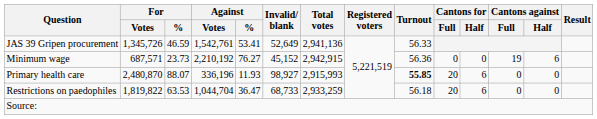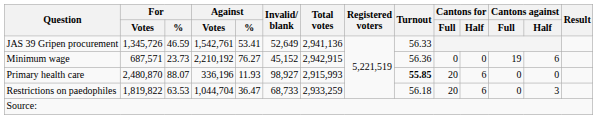(557, 91) 0 -> (557, 91) 3
